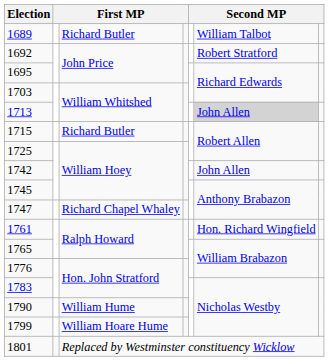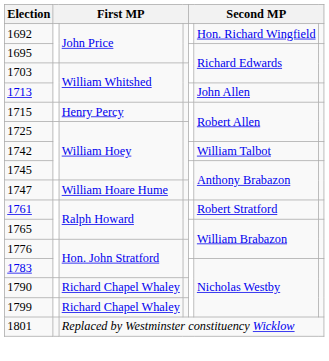- row: (20, 33)
(237, 53) Robert Stratford -> (256, 33) Hon. Richard Wingfield
(223, 111) lightgrey background -> (223, 92) no background
(98, 131) Richard Butler -> (93, 111) Henry Percy
(223, 170) John Allen -> (234, 151) William Talbot
(121, 209) Richard Chapel Whaley -> (115, 190) William Hoare Hume
(256, 229) Hon. Richard Wingfield -> (237, 209) Robert Stratford
(98, 307) William Hume -> (121, 287) Richard Chapel Whaley
(115, 326) William Hoare Hume -> (121, 307) Richard Chapel Whaley
